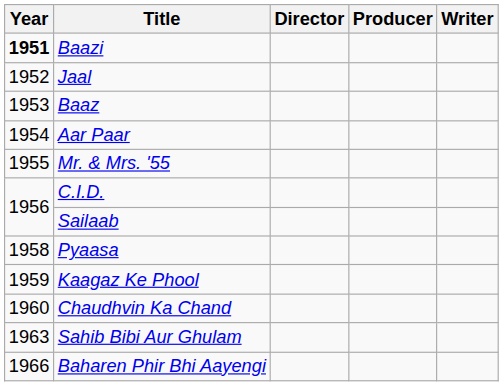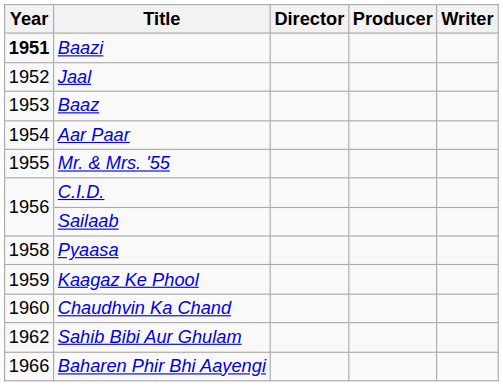(29, 337) 1963 -> (29, 337) 1962
